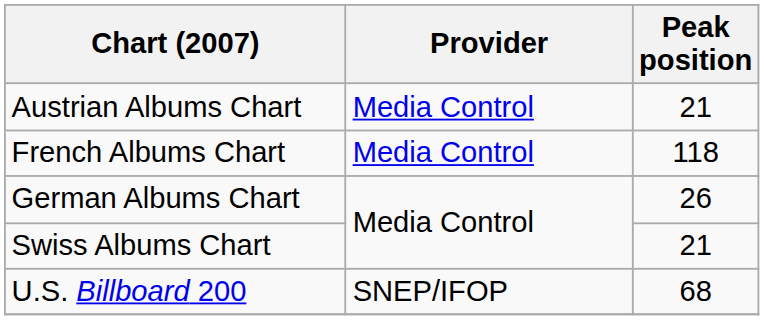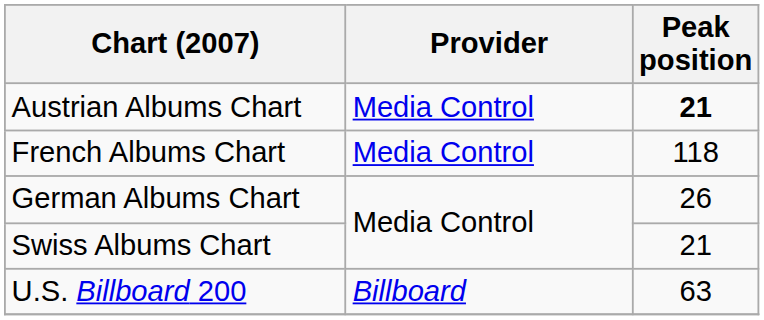(696, 106) normal -> (696, 106) bold
(430, 291) SNEP/IFOP -> (409, 291) Billboard
(696, 291) 68 -> (696, 291) 63
